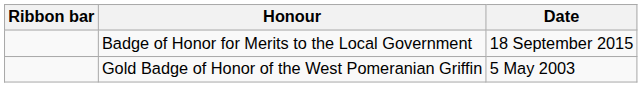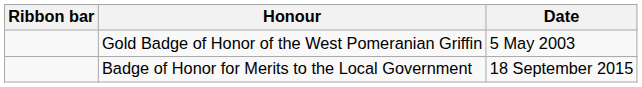rows swapped: (292, 69) <-> (287, 43)
